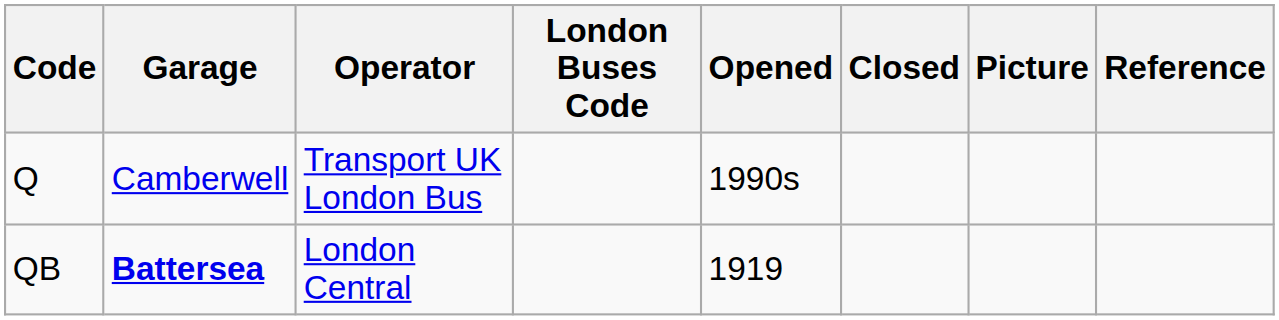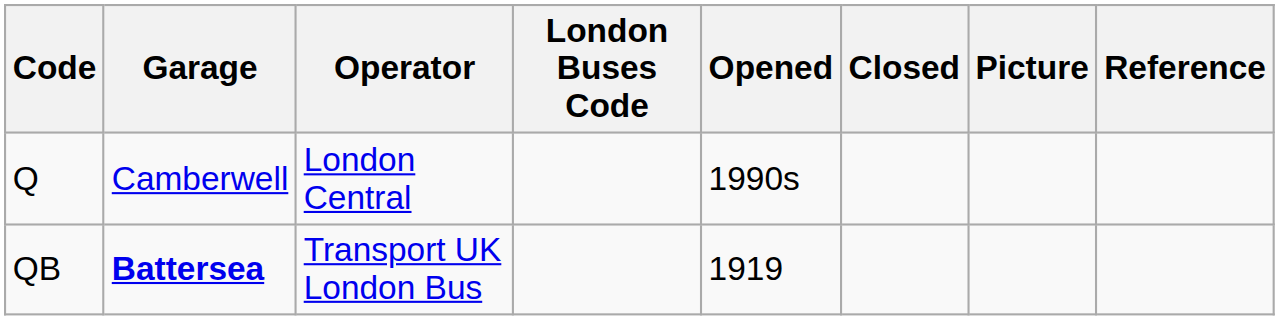(403, 178) Transport UK London Bus -> (360, 178) London Central
(360, 268) London Central -> (403, 268) Transport UK London Bus
